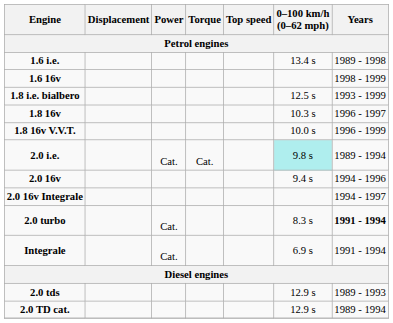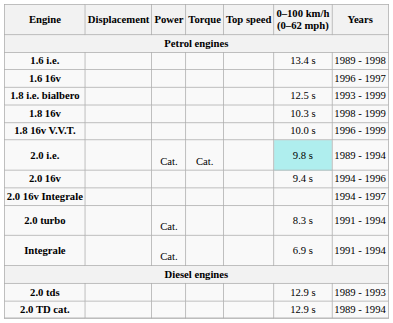(360, 78) 1998 - 1999 -> (360, 78) 1996 - 1997
(360, 114) 1996 - 1997 -> (360, 114) 1998 - 1999
(360, 220) bold -> (360, 220) normal
